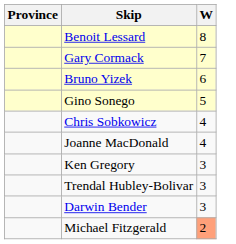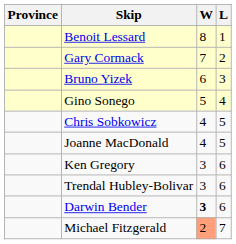+ column: (224, 15)
(203, 206) normal -> (203, 206) bold
